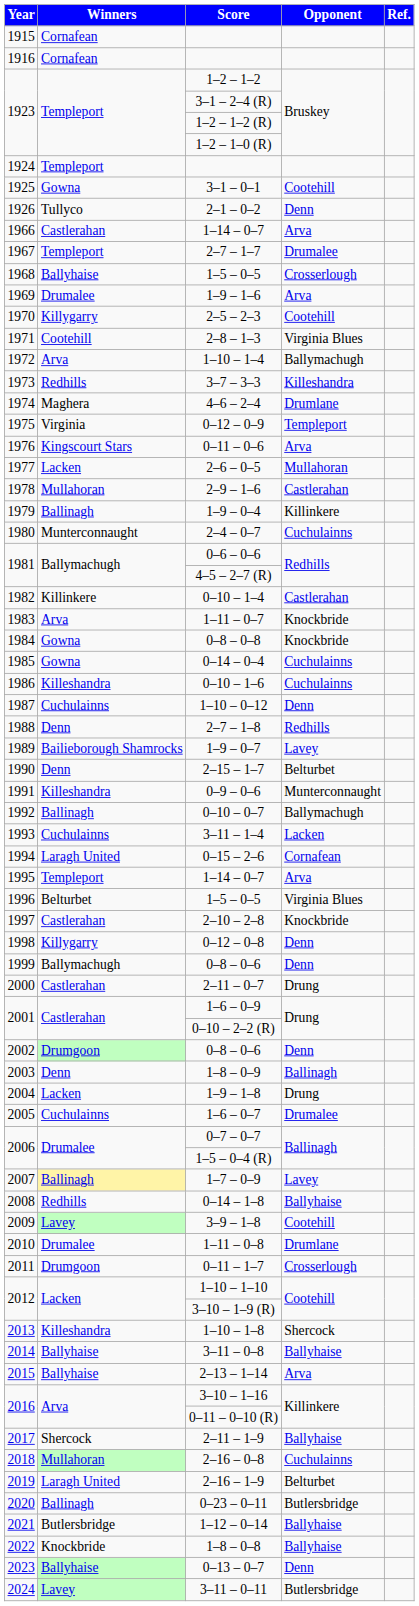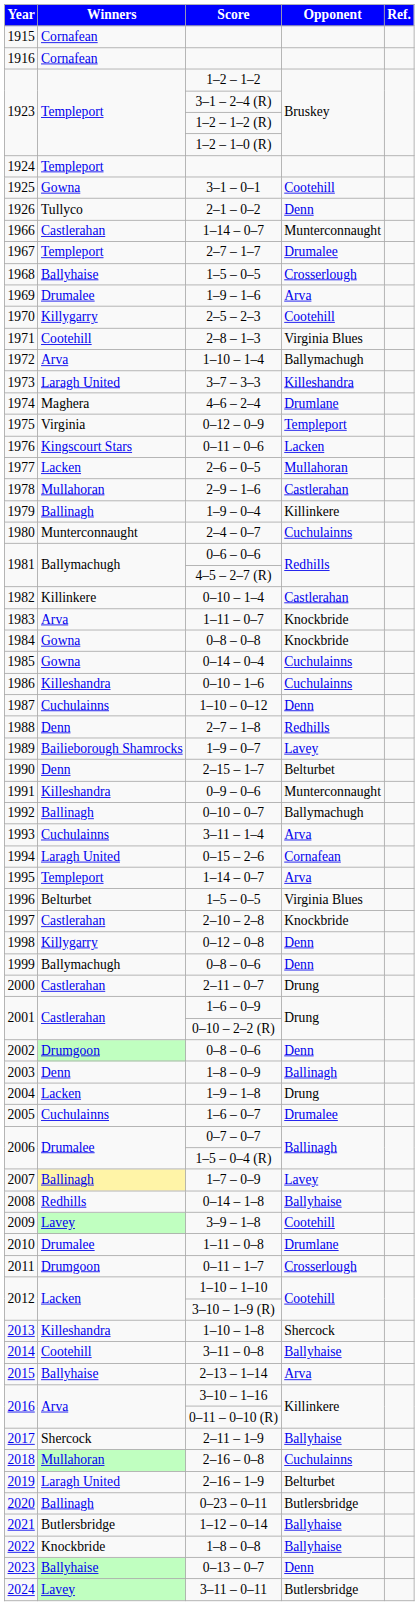(298, 230) Arva -> (333, 230) Munterconnaught
(64, 381) Redhills -> (80, 381) Laragh United
(298, 446) Arva -> (304, 446) Lacken
(304, 834) Lacken -> (298, 834) Arva
(70, 1352) Ballyhaise -> (66, 1352) Cootehill
